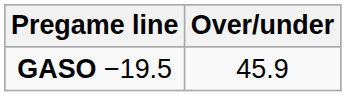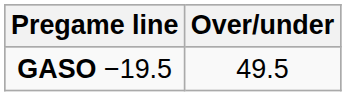(262, 68) 45.9 -> (262, 68) 49.5
